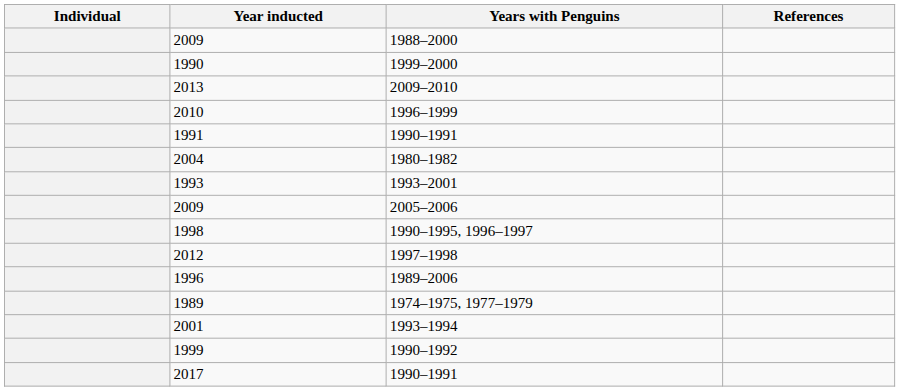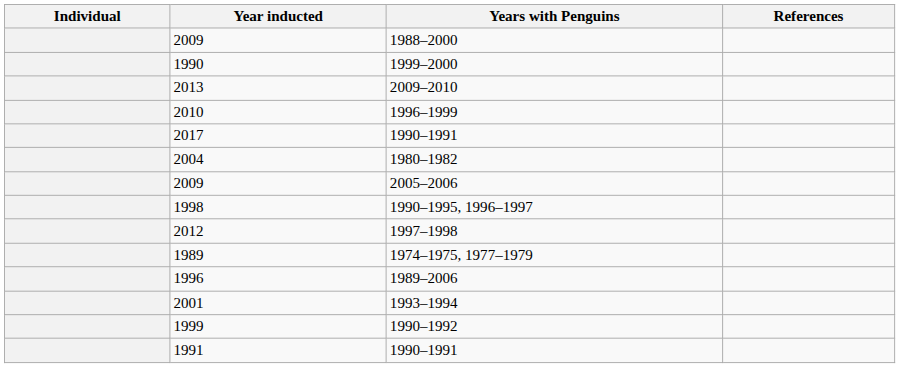rows swapped: (189, 135) <-> (189, 374)
- row: (189, 183)
rows swapped: (189, 302) <-> (189, 278)
